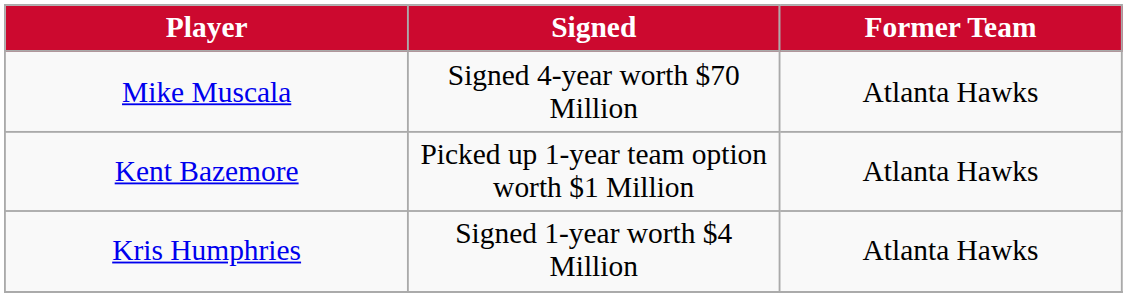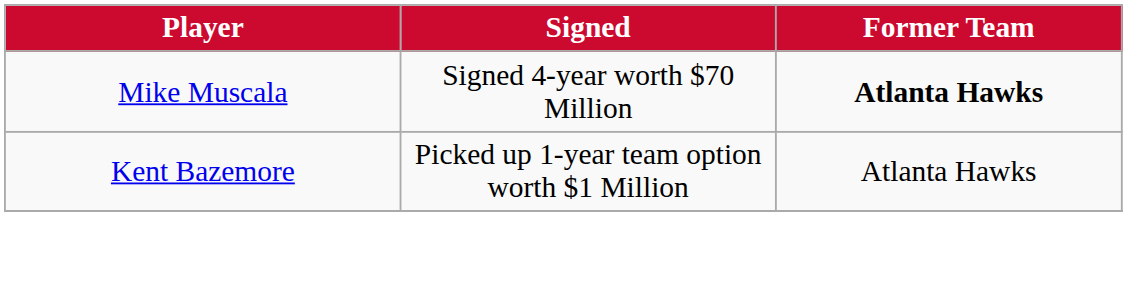(950, 91) normal -> (949, 91) bold
- row: (207, 250)
